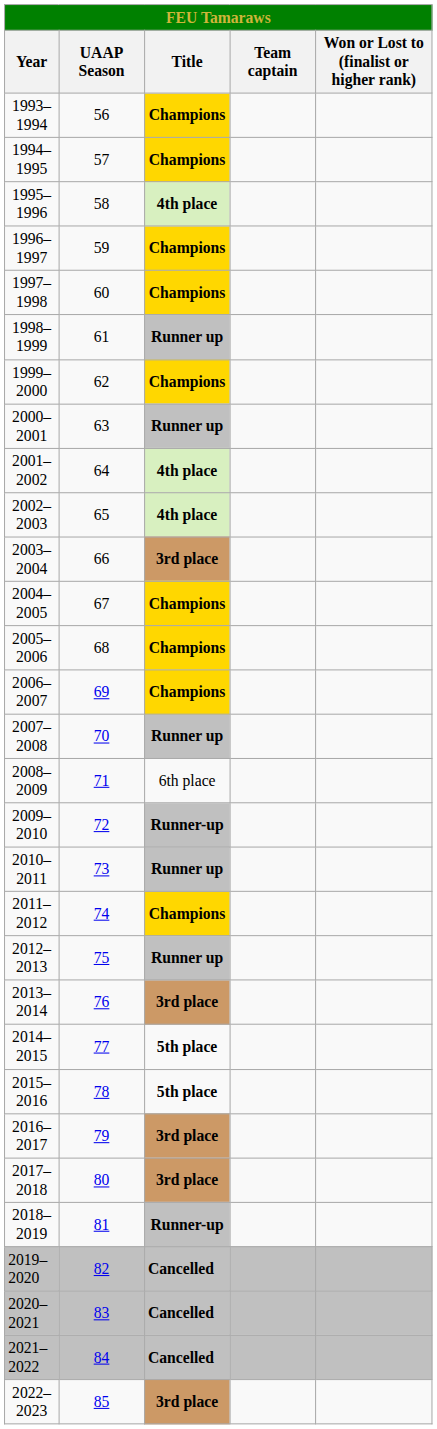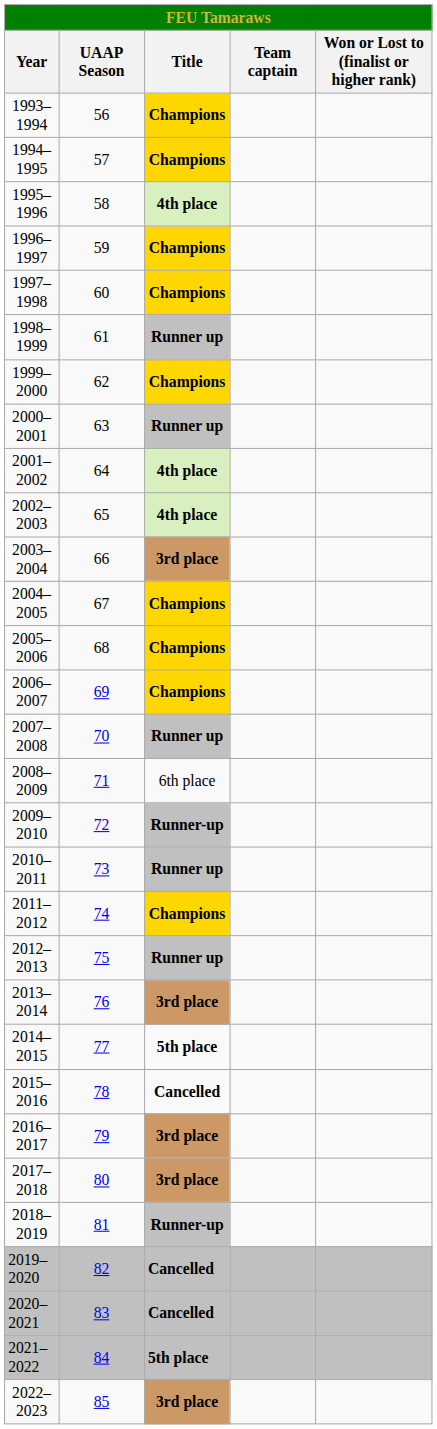(187, 1091) 5th place -> (187, 1091) Cancelled
(181, 1357) Cancelled -> (178, 1357) 5th place
